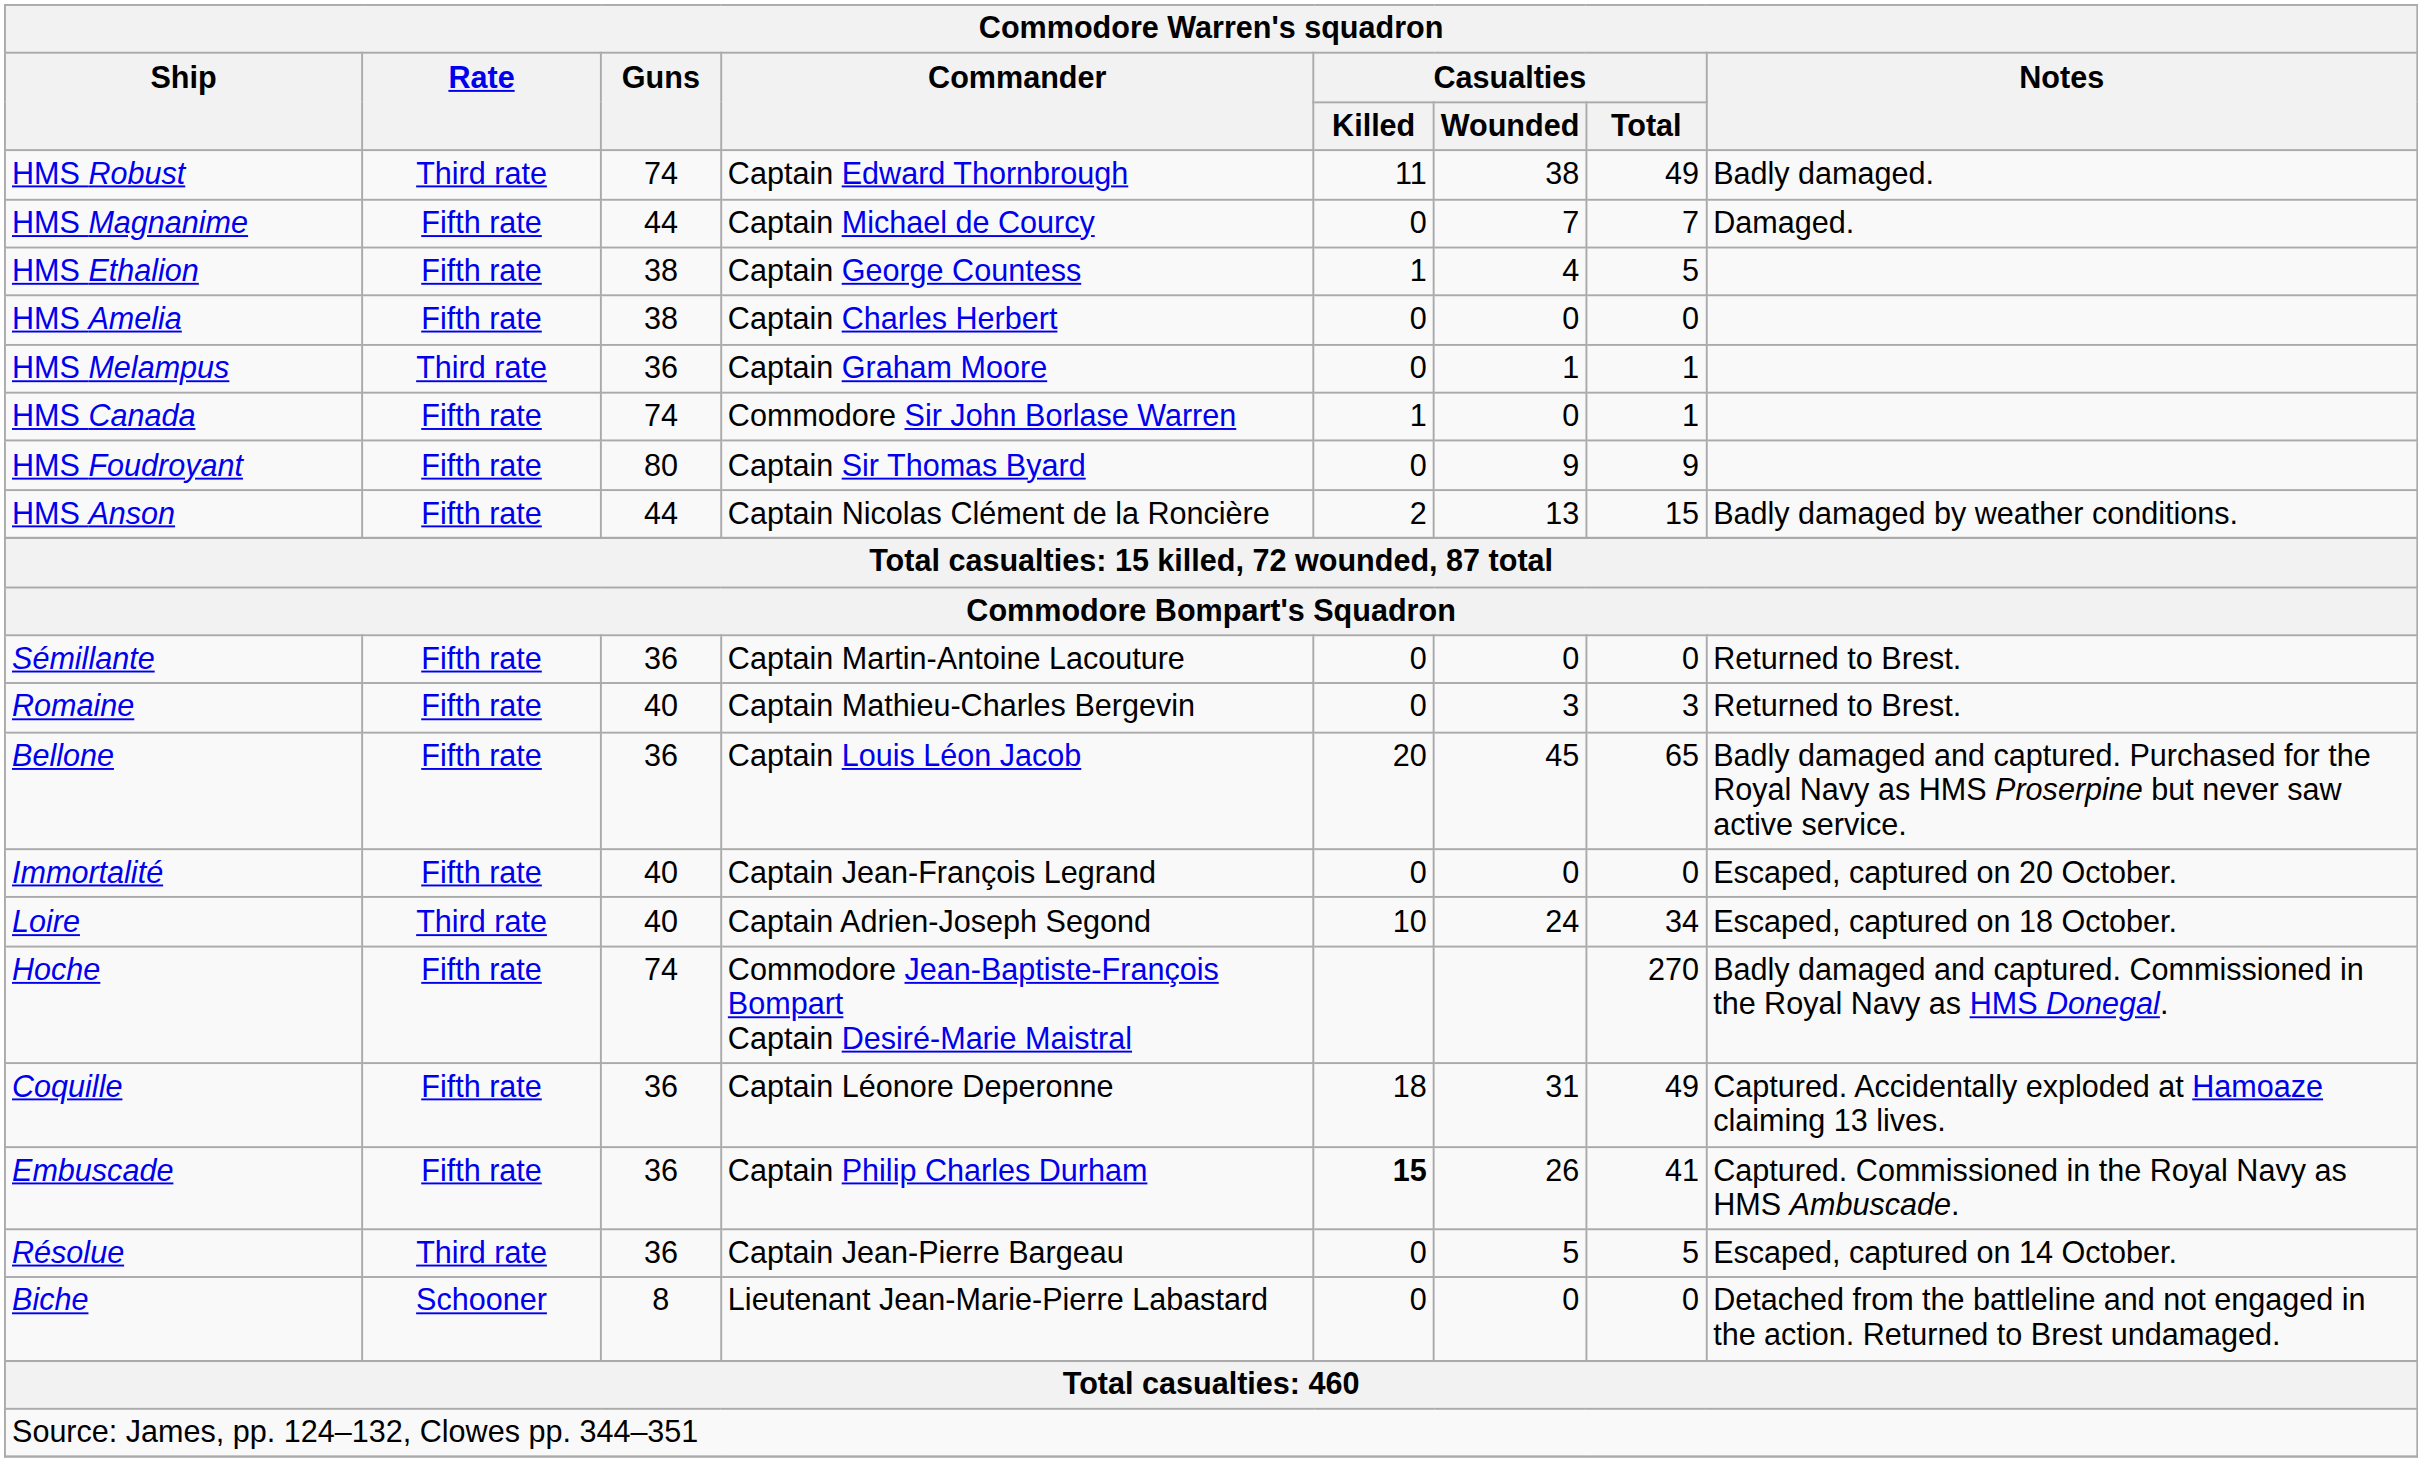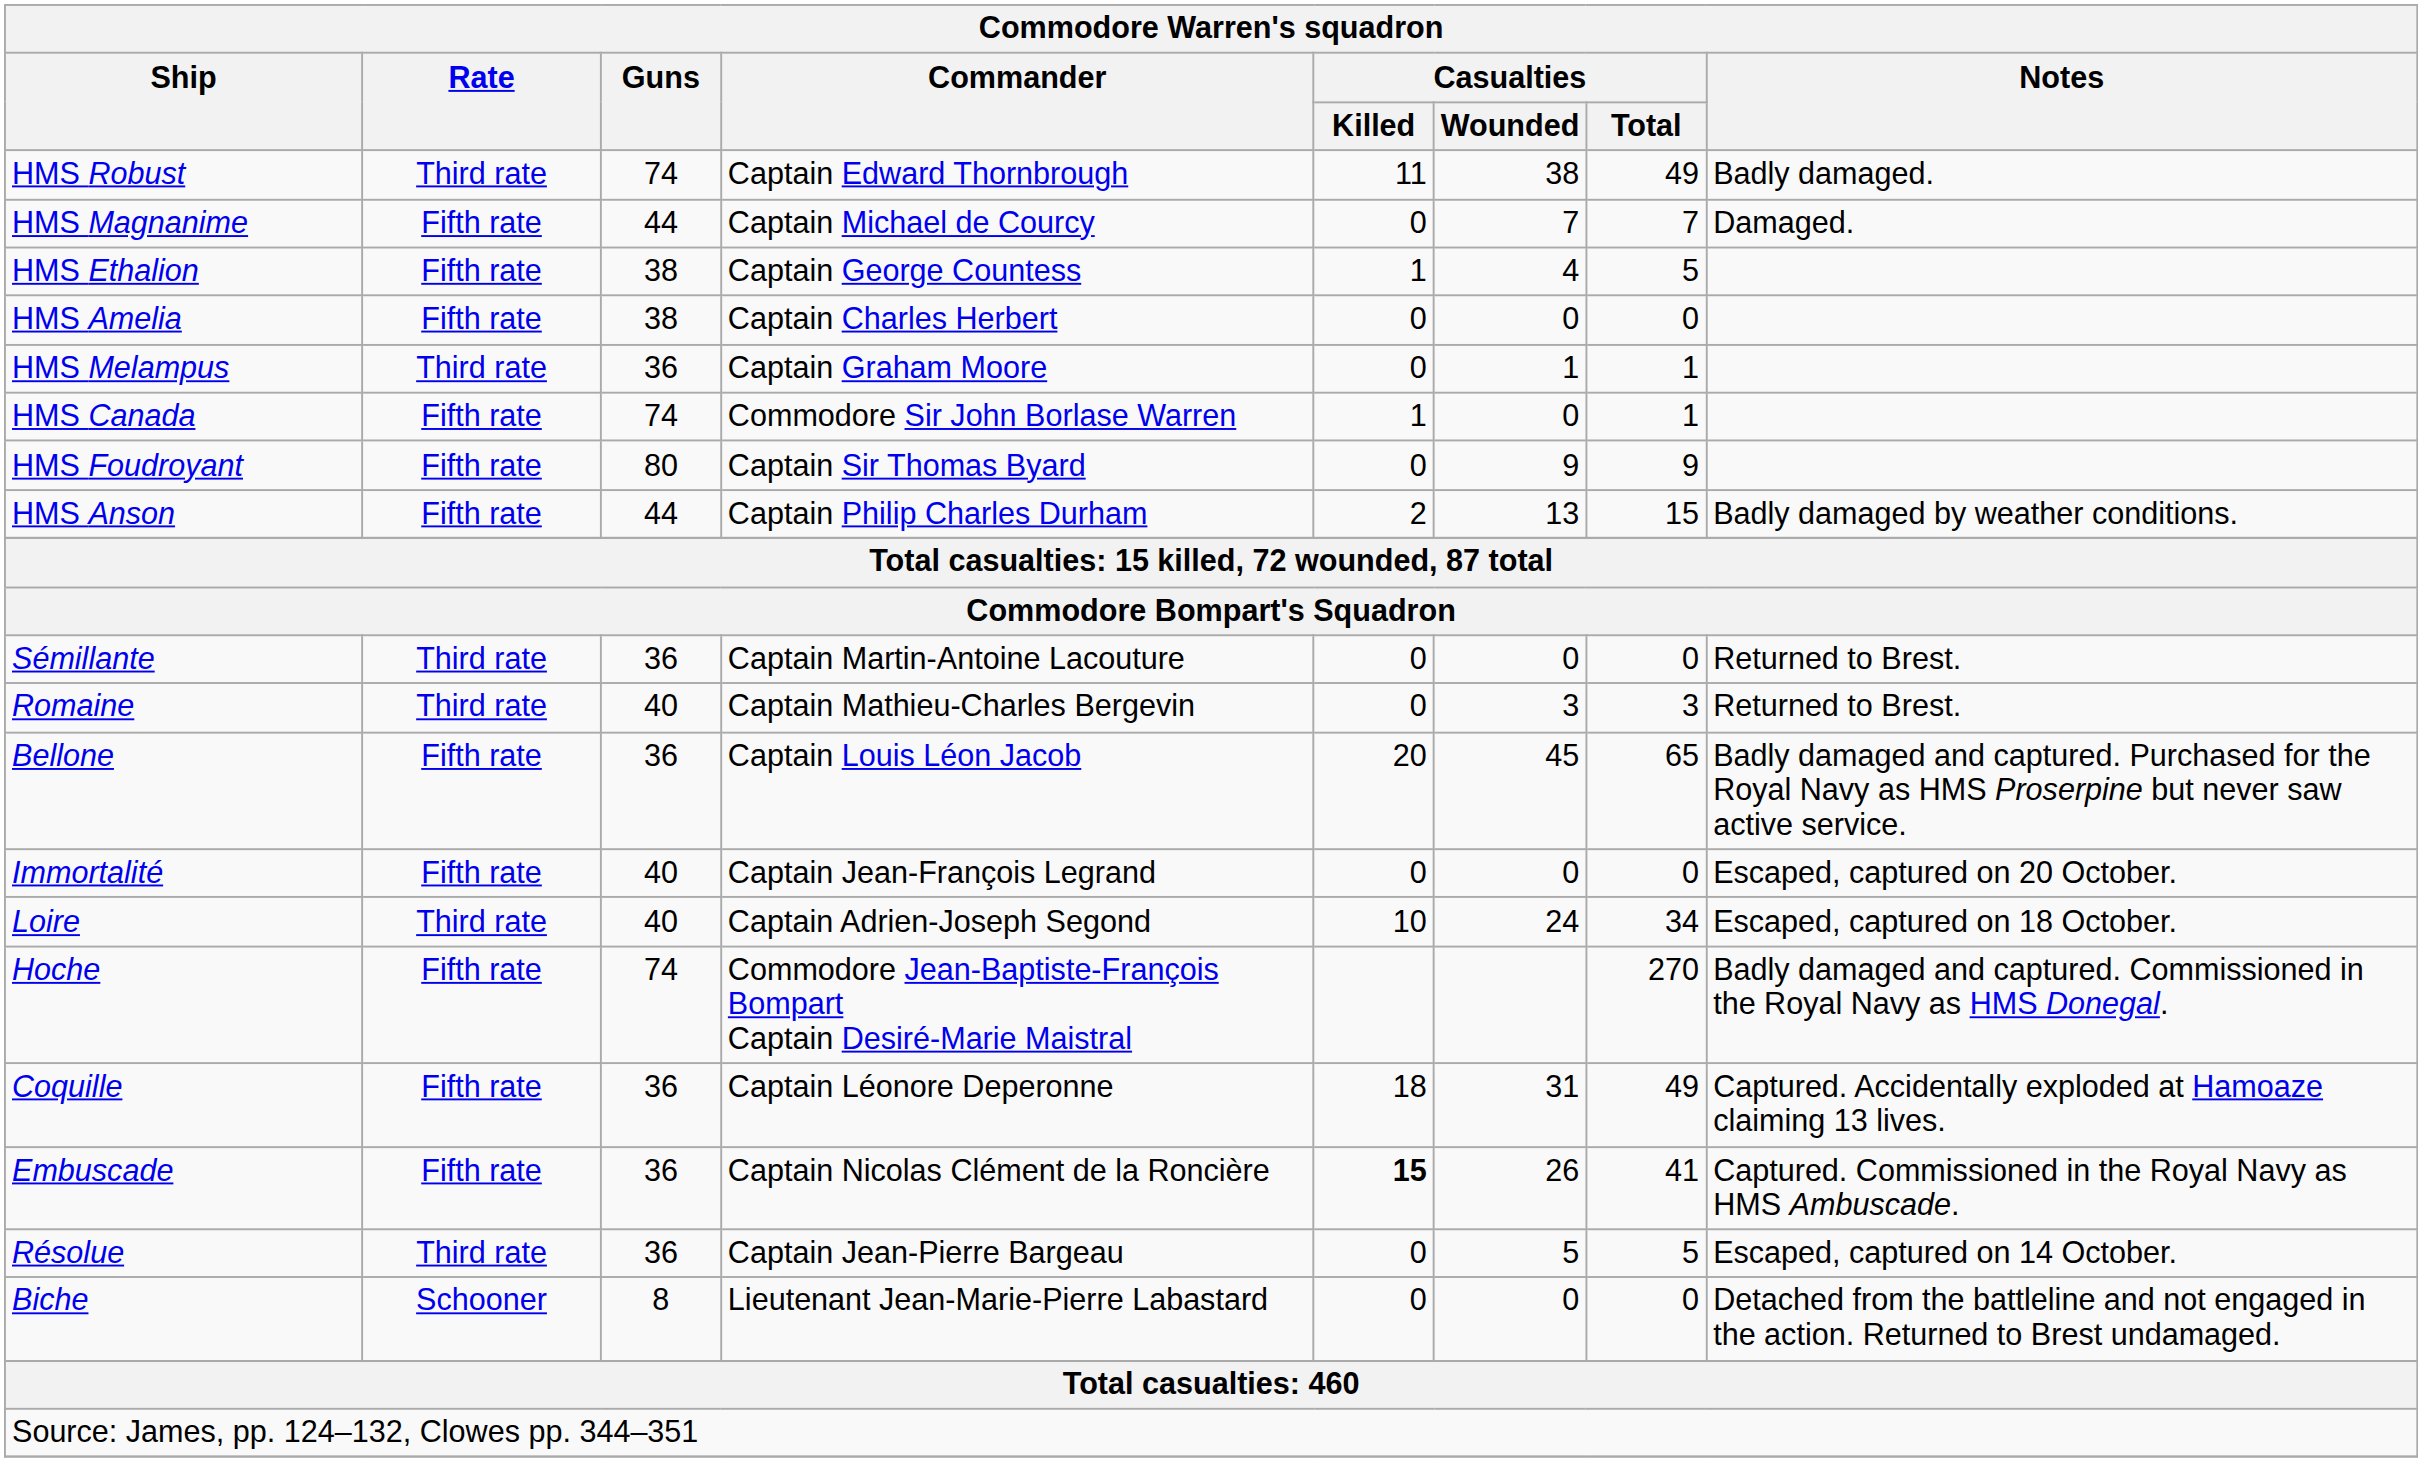(999, 513) Captain Nicolas Clément de la Roncière -> (938, 513) Captain Philip Charles Durham
(482, 658) Fifth rate -> (482, 658) Third rate
(482, 707) Fifth rate -> (482, 707) Third rate
(938, 1169) Captain Philip Charles Durham -> (999, 1169) Captain Nicolas Clément de la Roncière
